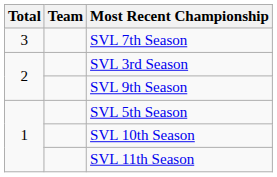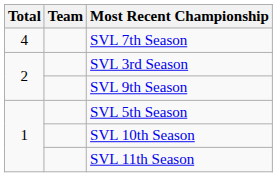(24, 40) 3 -> (24, 40) 4
